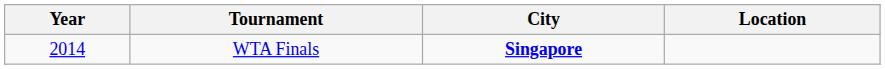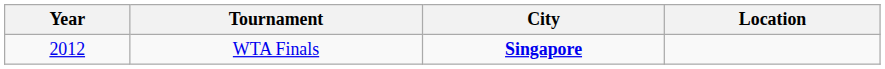(67, 49) 2014 -> (67, 49) 2012
